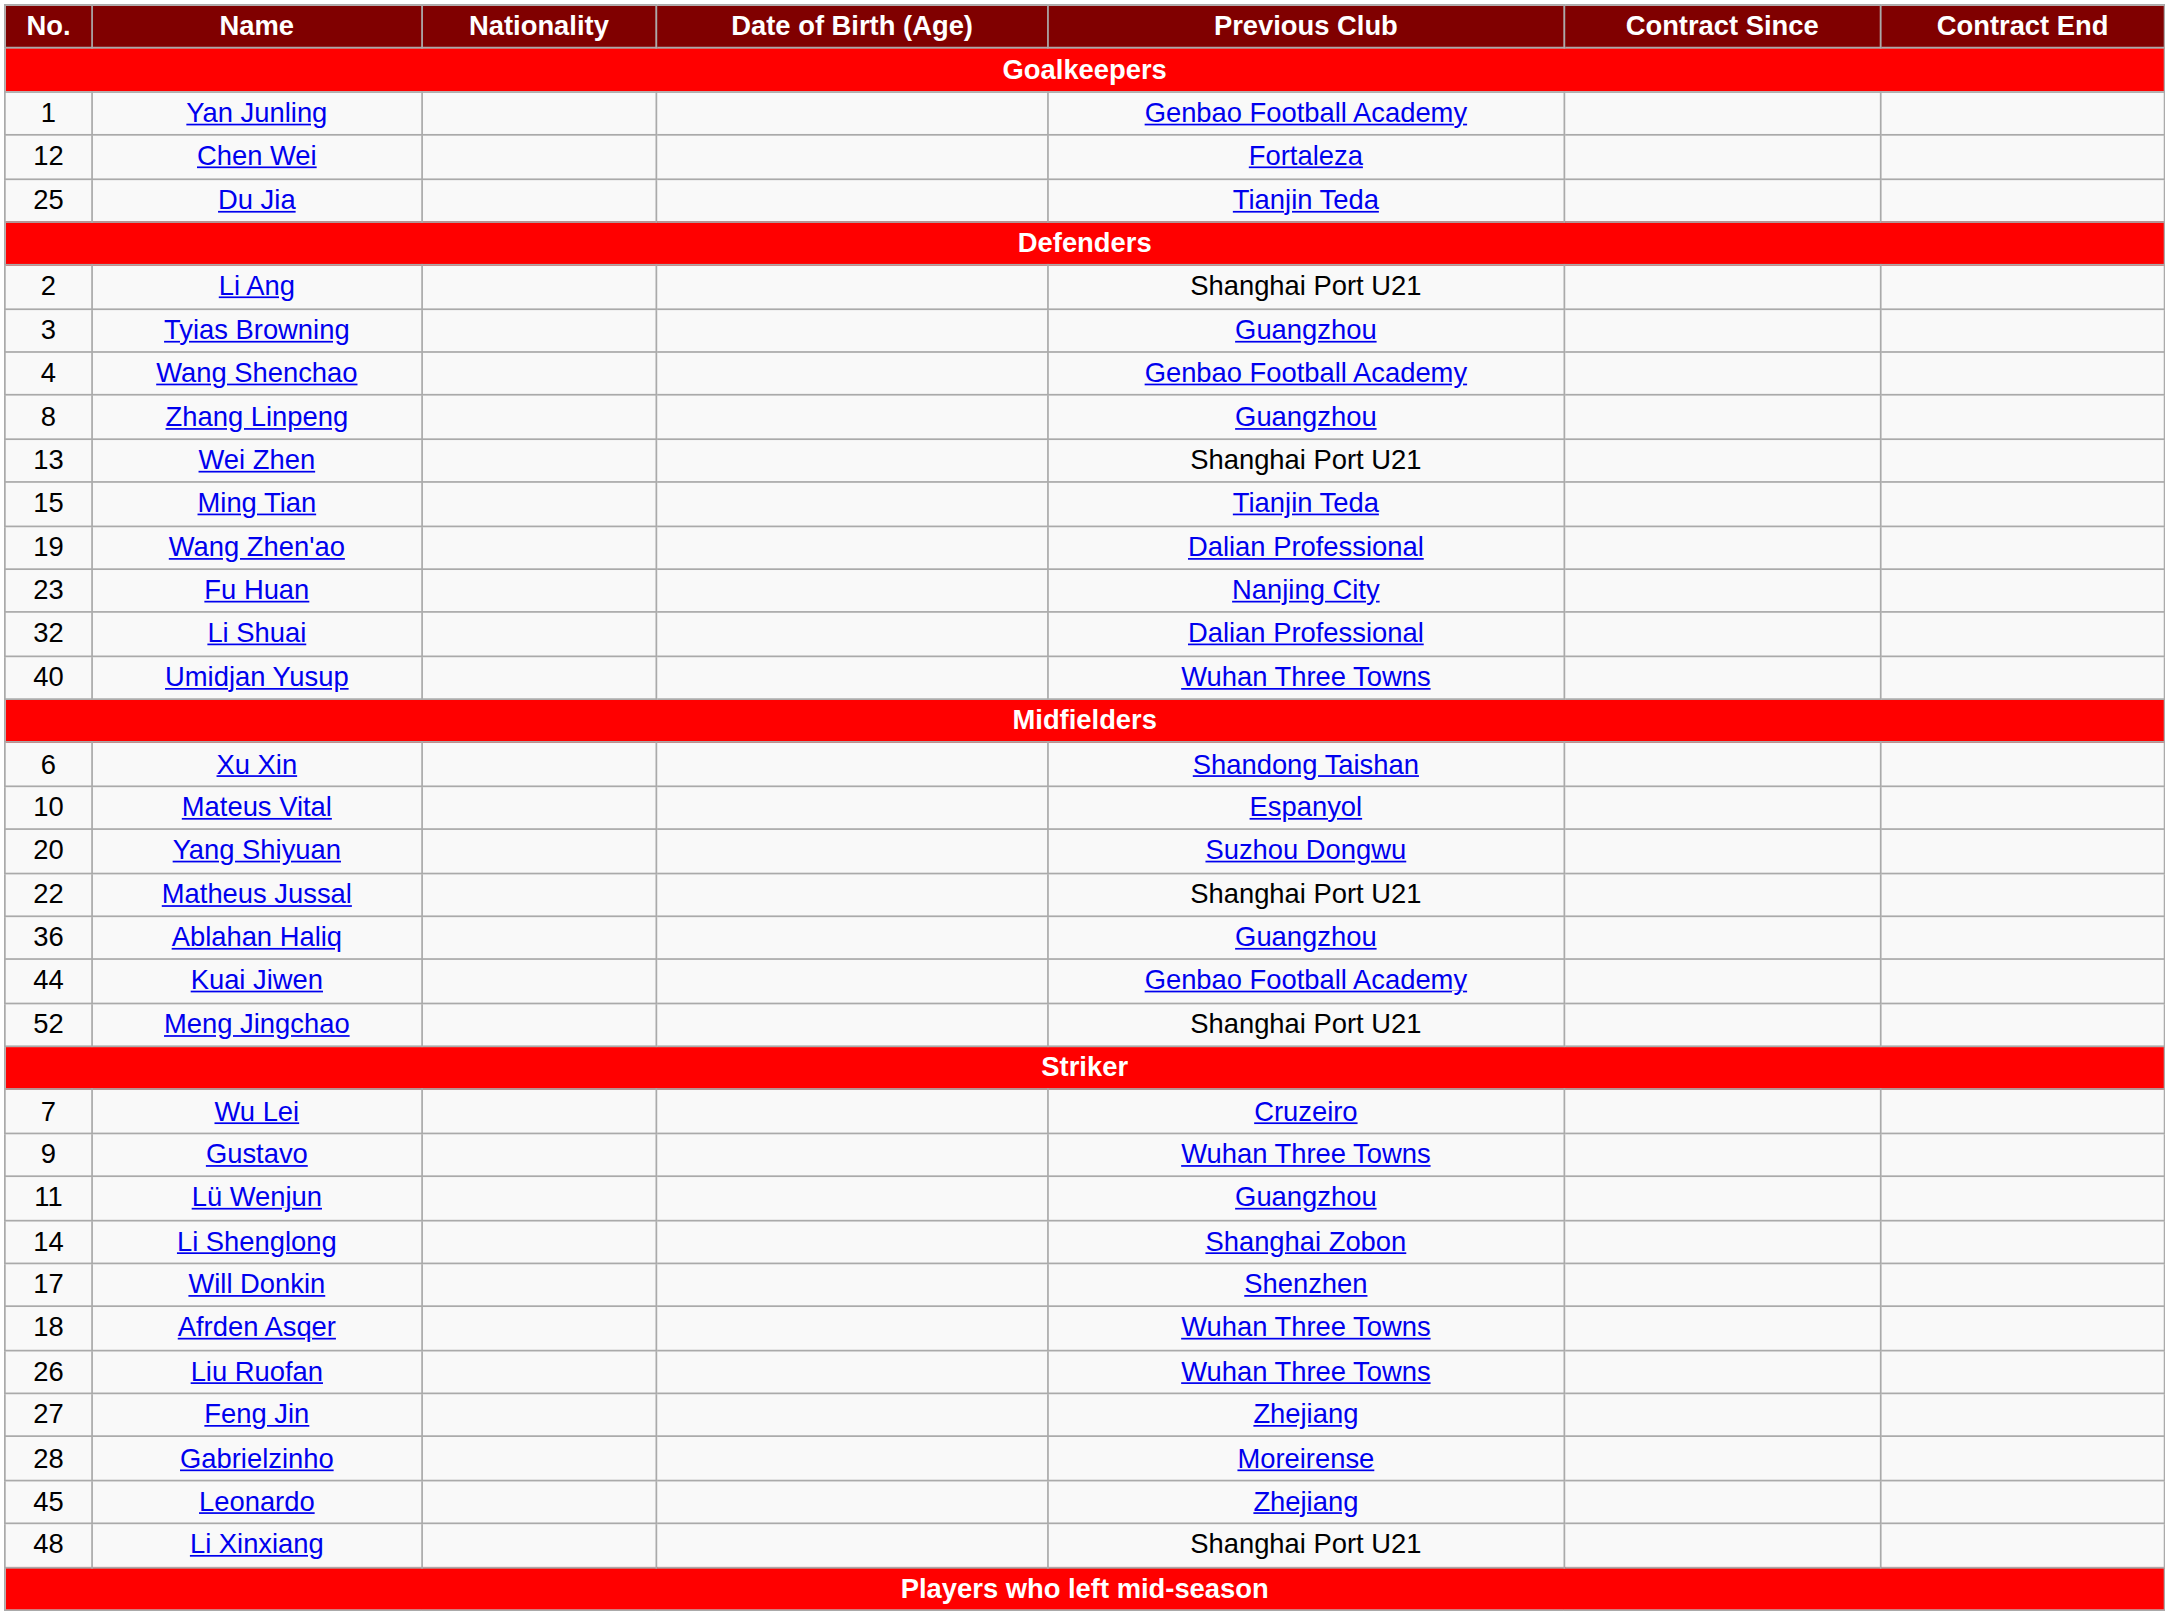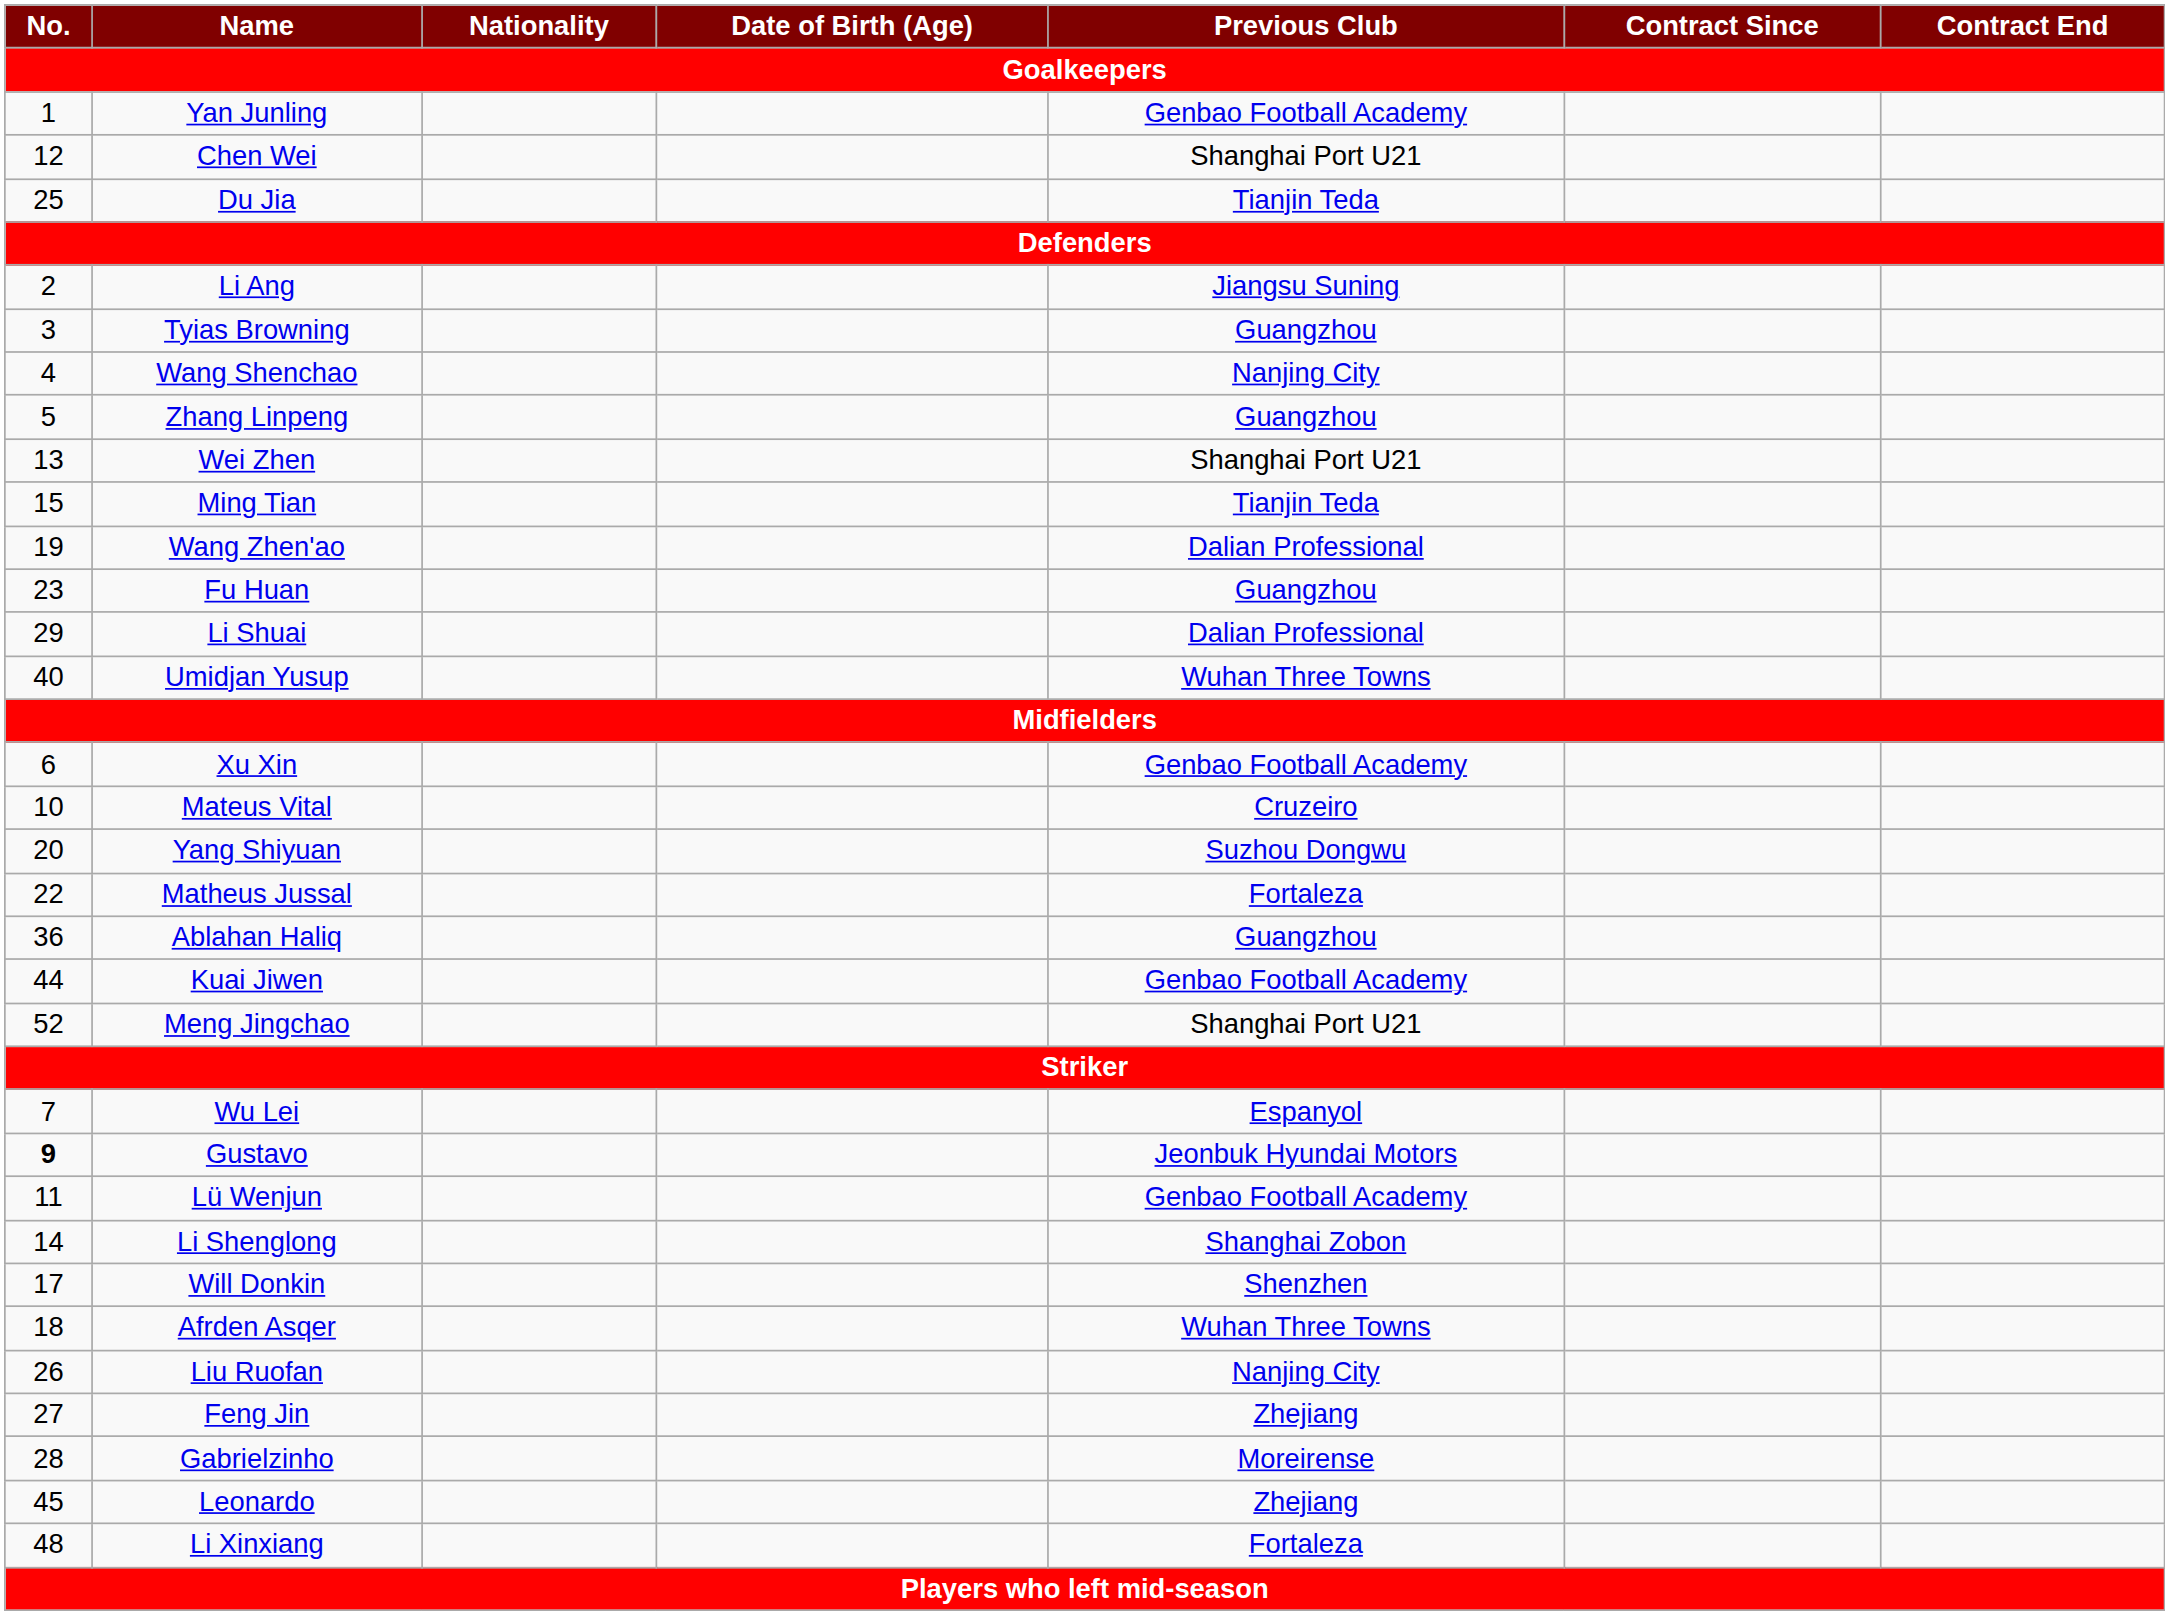(1306, 156) Fortaleza -> (1306, 156) Shanghai Port U21
(1306, 286) Shanghai Port U21 -> (1306, 286) Jiangsu Suning
(1306, 373) Genbao Football Academy -> (1306, 373) Nanjing City
(48, 416) 8 -> (48, 416) 5
(1306, 590) Nanjing City -> (1306, 590) Guangzhou
(49, 633) 32 -> (49, 633) 29
(1306, 763) Shandong Taishan -> (1306, 763) Genbao Football Academy
(1306, 807) Espanyol -> (1306, 807) Cruzeiro
(1306, 894) Shanghai Port U21 -> (1306, 894) Fortaleza
(1306, 1110) Cruzeiro -> (1306, 1110) Espanyol
(48, 1154) normal -> (48, 1154) bold
(1306, 1154) Wuhan Three Towns -> (1306, 1154) Jeonbuk Hyundai Motors
(1306, 1197) Guangzhou -> (1306, 1197) Genbao Football Academy
(1306, 1371) Wuhan Three Towns -> (1306, 1371) Nanjing City
(1306, 1544) Shanghai Port U21 -> (1306, 1544) Fortaleza
